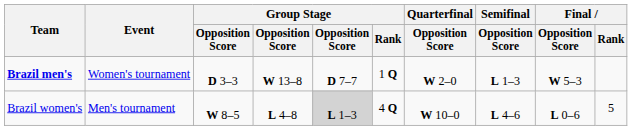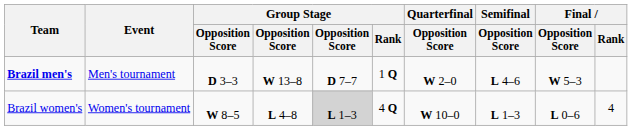(139, 74) Women's tournament -> (132, 74) Men's tournament
(505, 81) L 1–3 -> (505, 81) L 4–6
(132, 108) Men's tournament -> (139, 108) Women's tournament
(505, 115) L 4–6 -> (505, 115) L 1–3
(611, 108) 5 -> (611, 108) 4
